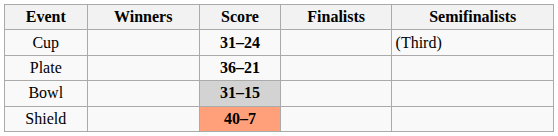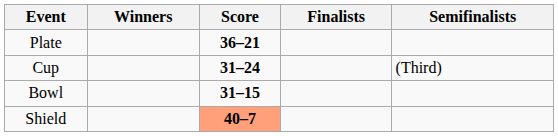rows swapped: (46, 42) <-> (46, 67)
(240, 93) lightgrey background -> (240, 93) no background
